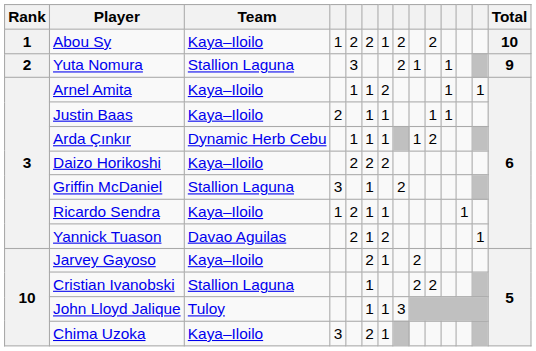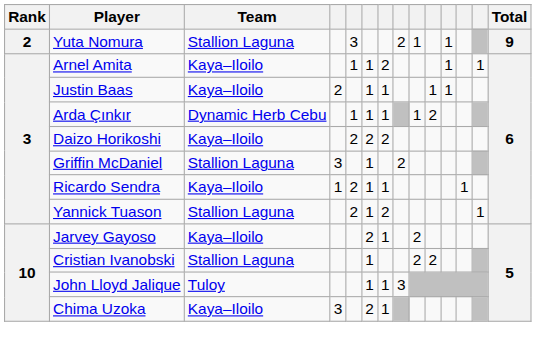- row: (82, 41)
(237, 236) Davao Aguilas -> (241, 212) Stallion Laguna
